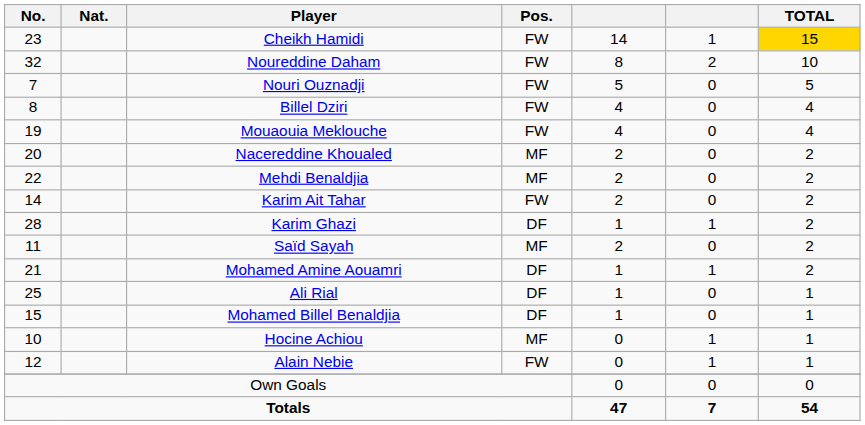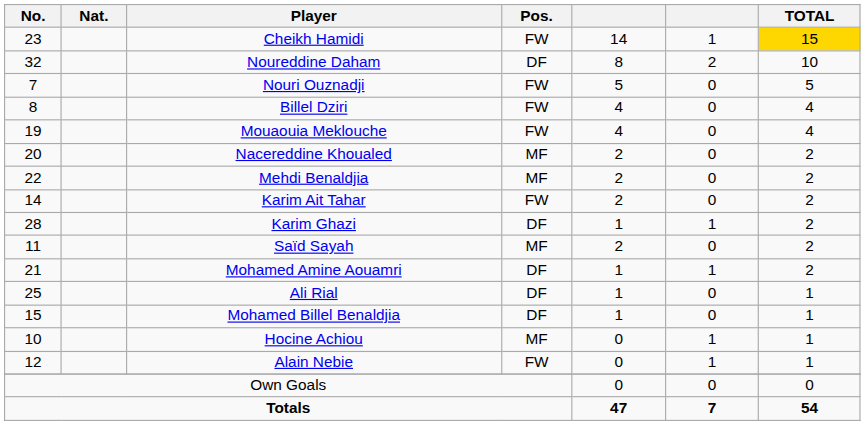(537, 61) FW -> (537, 61) DF
